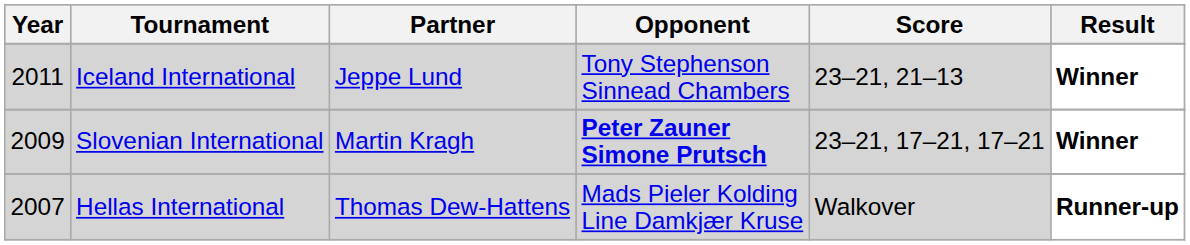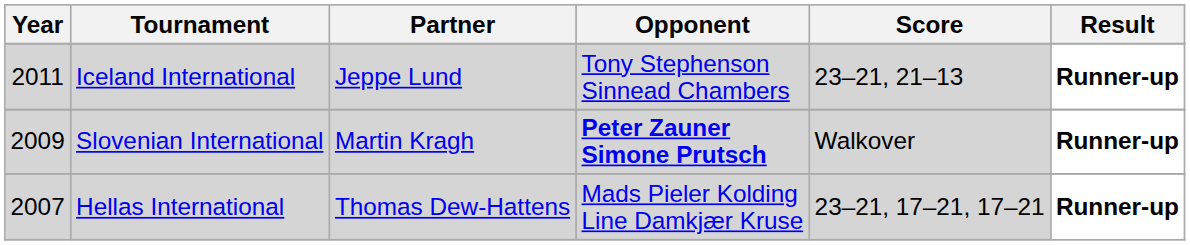(1097, 76) Winner -> (1117, 76) Runner-up
(930, 142) 23–21, 17–21, 17–21 -> (865, 142) Walkover
(1097, 142) Winner -> (1117, 142) Runner-up
(865, 207) Walkover -> (930, 207) 23–21, 17–21, 17–21
